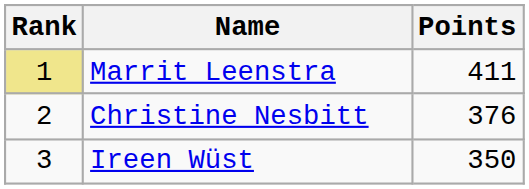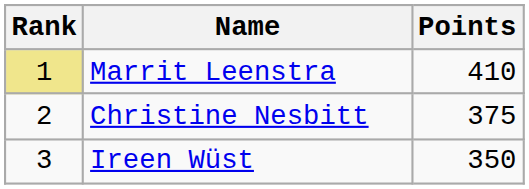(492, 72) 411 -> (492, 72) 410
(492, 116) 376 -> (492, 116) 375
